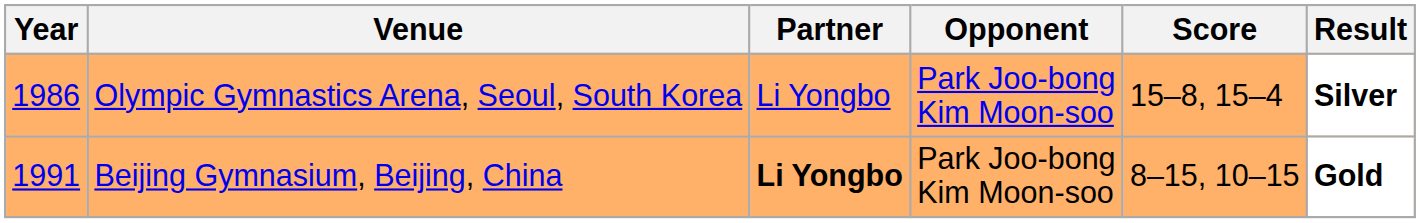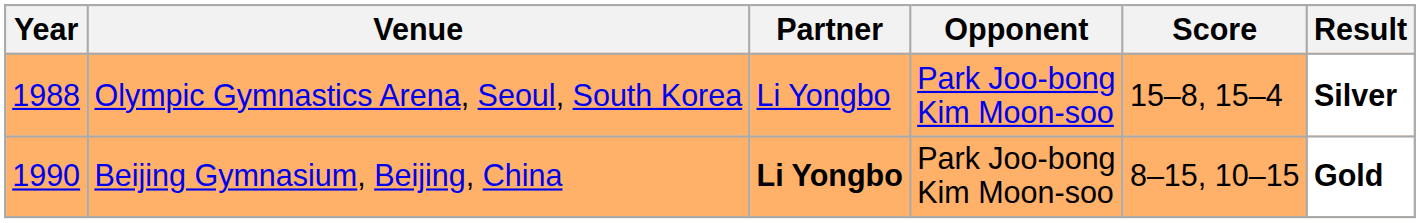(46, 95) 1986 -> (46, 95) 1988
(46, 177) 1991 -> (46, 177) 1990
